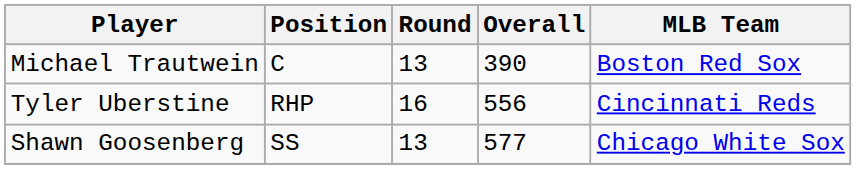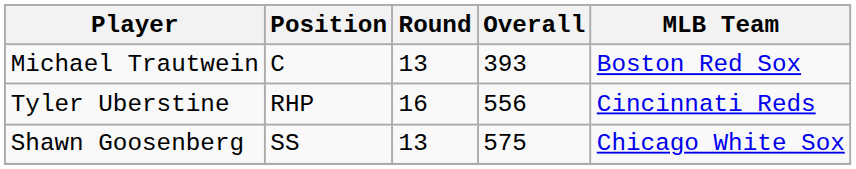(505, 64) 390 -> (505, 64) 393
(505, 144) 577 -> (505, 144) 575
